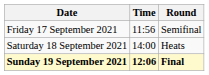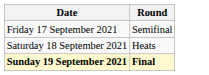- column: (144, 12)
